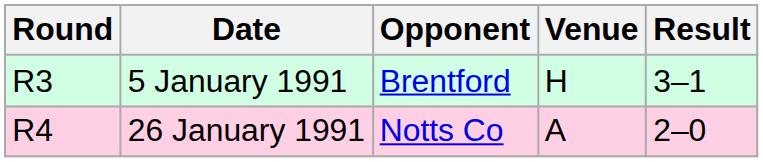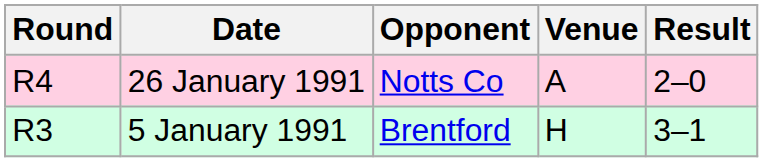rows swapped: (238, 80) <-> (246, 130)
